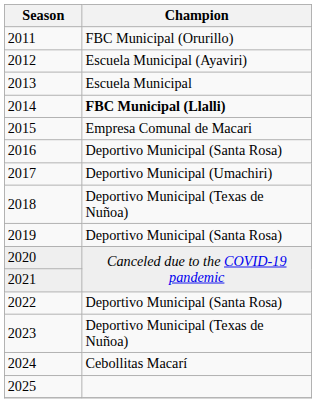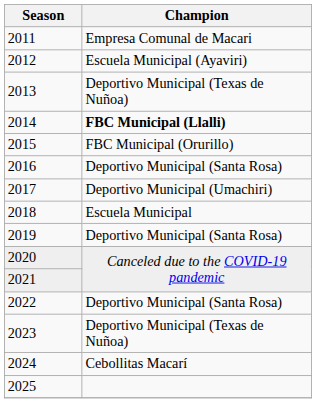(159, 38) FBC Municipal (Orurillo) -> (169, 38) Empresa Comunal de Macari
(139, 83) Escuela Municipal -> (175, 91) Deportivo Municipal (Texas de Nuñoa)
(169, 128) Empresa Comunal de Macari -> (159, 144) FBC Municipal (Orurillo)
(175, 204) Deportivo Municipal (Texas de Nuñoa) -> (139, 212) Escuela Municipal
